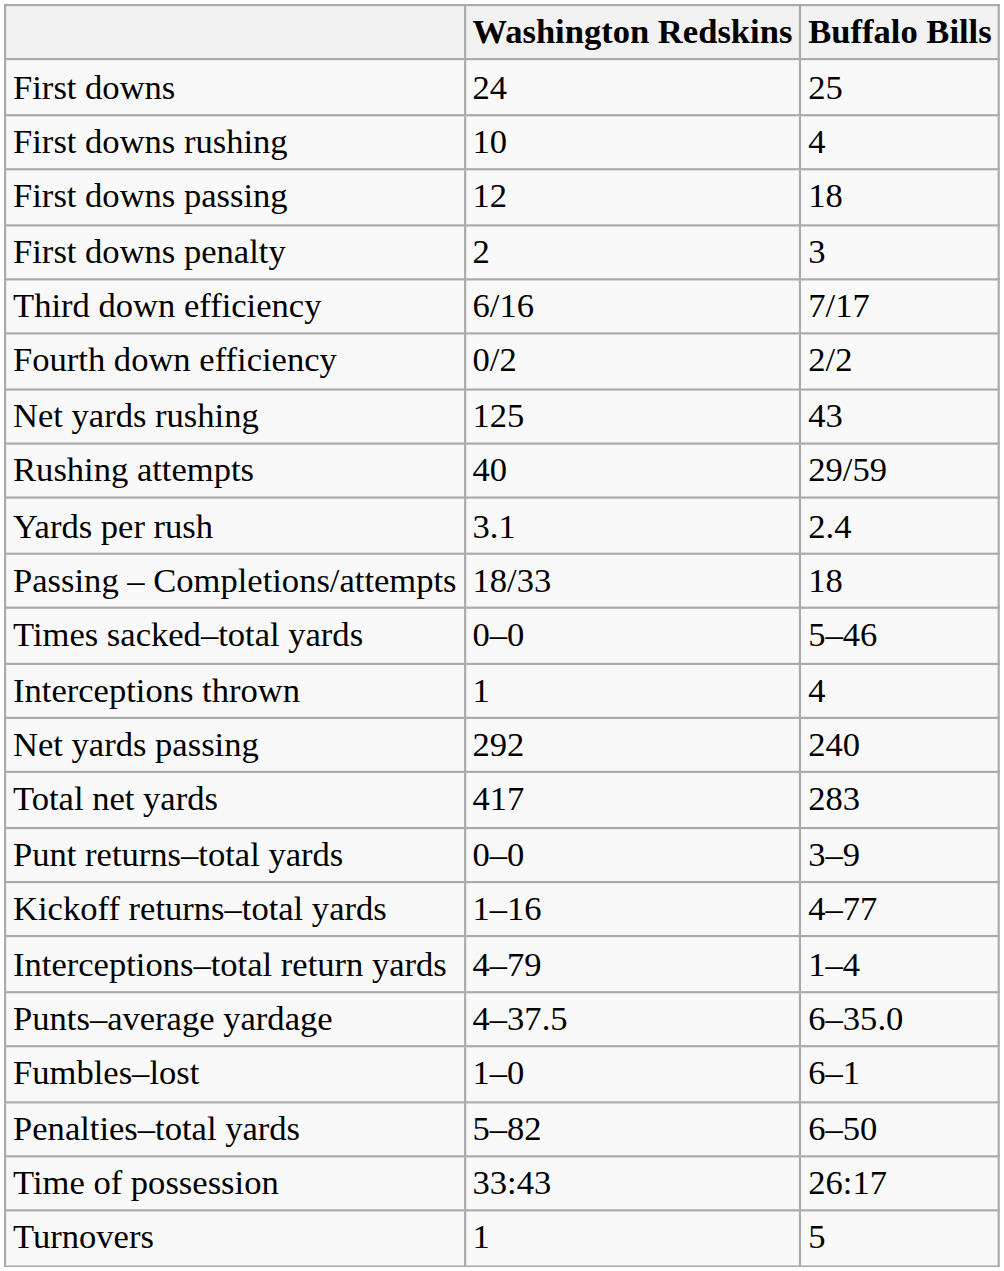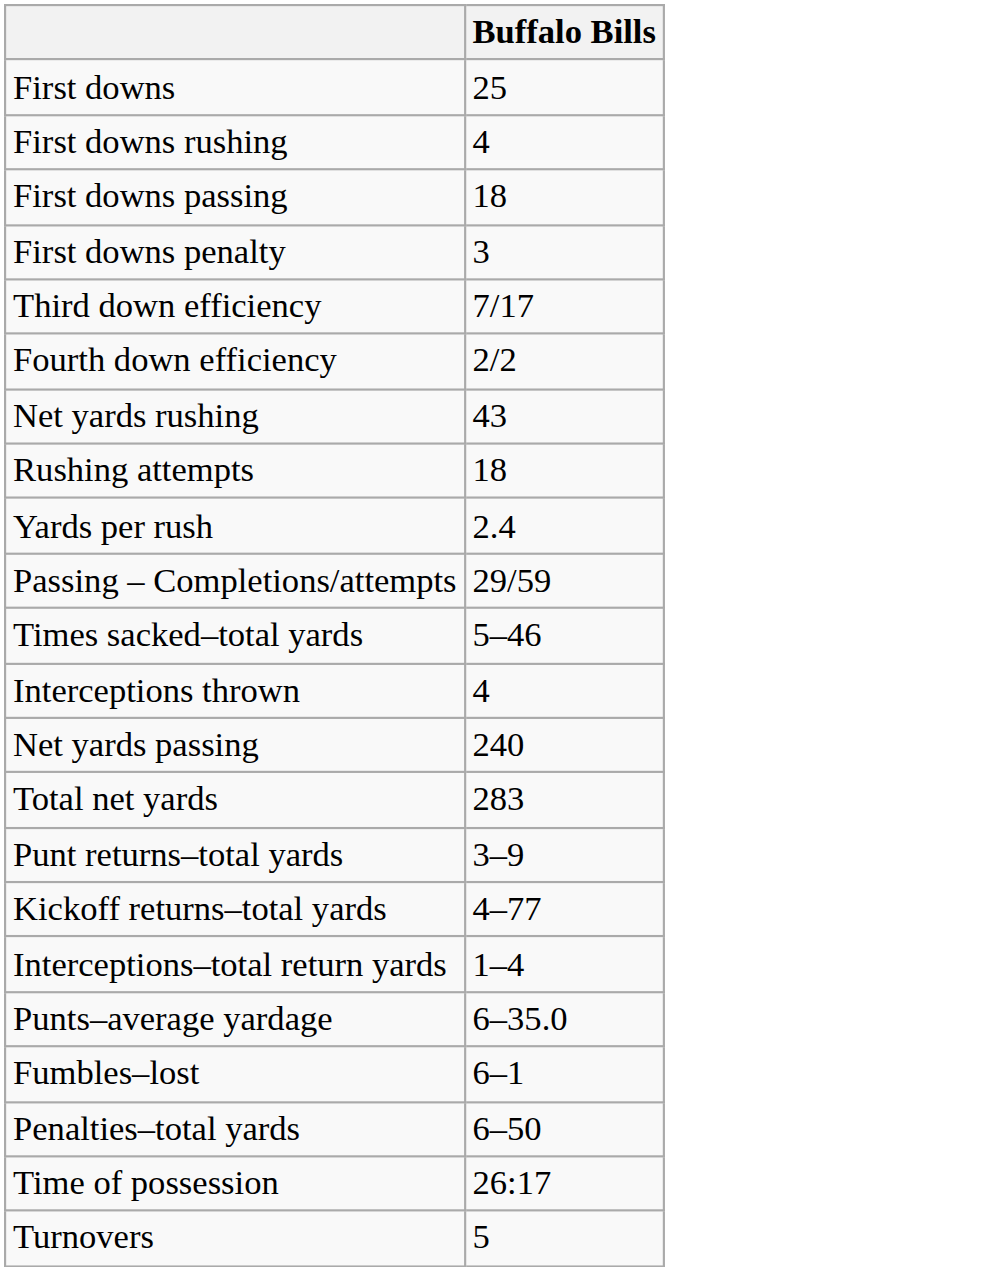- column: (632, 31)
(848, 470) 29/59 -> (490, 470) 18
(826, 580) 18 -> (512, 580) 29/59
